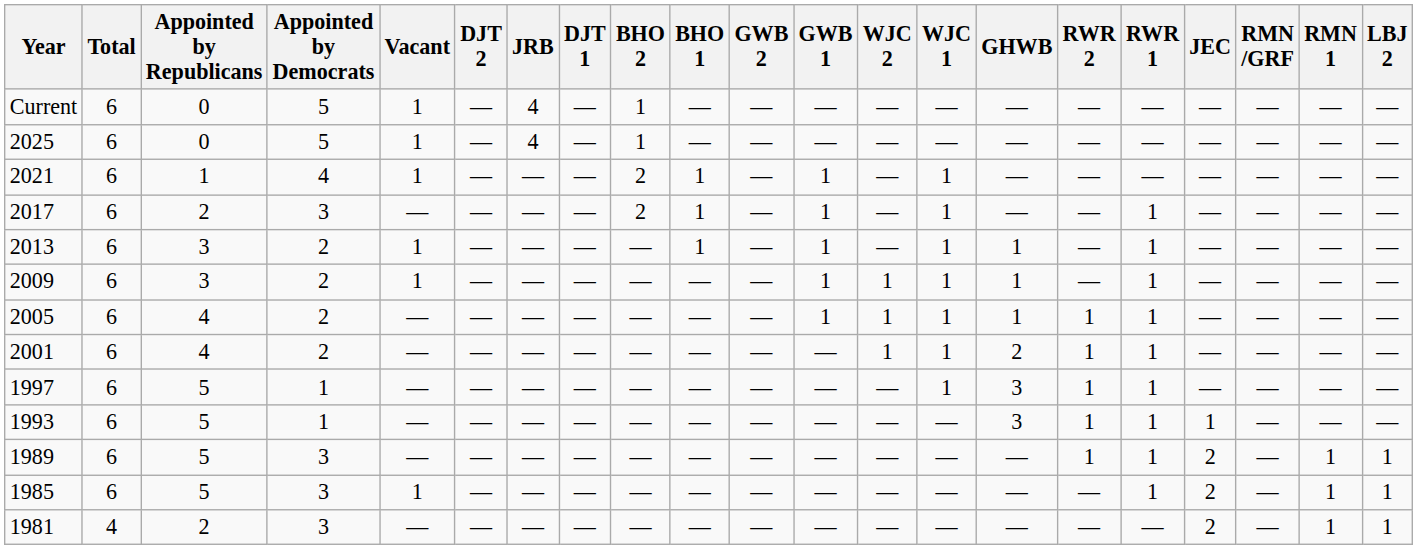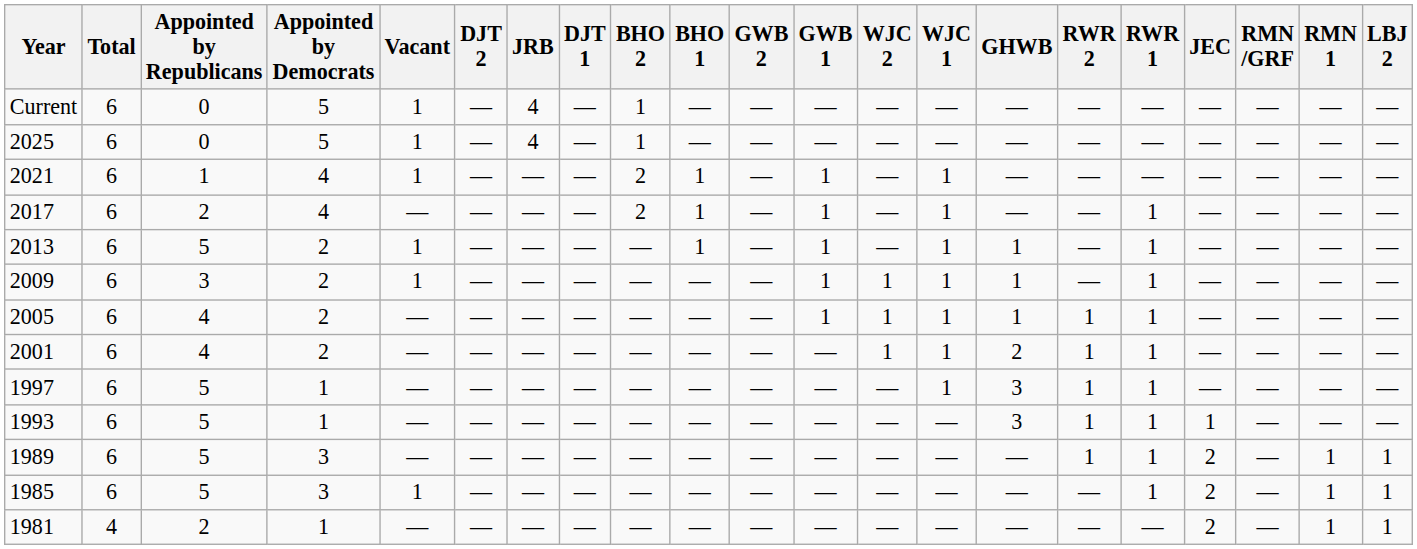(323, 211) 3 -> (323, 211) 4
(204, 246) 3 -> (204, 246) 5
(323, 526) 3 -> (323, 526) 1
